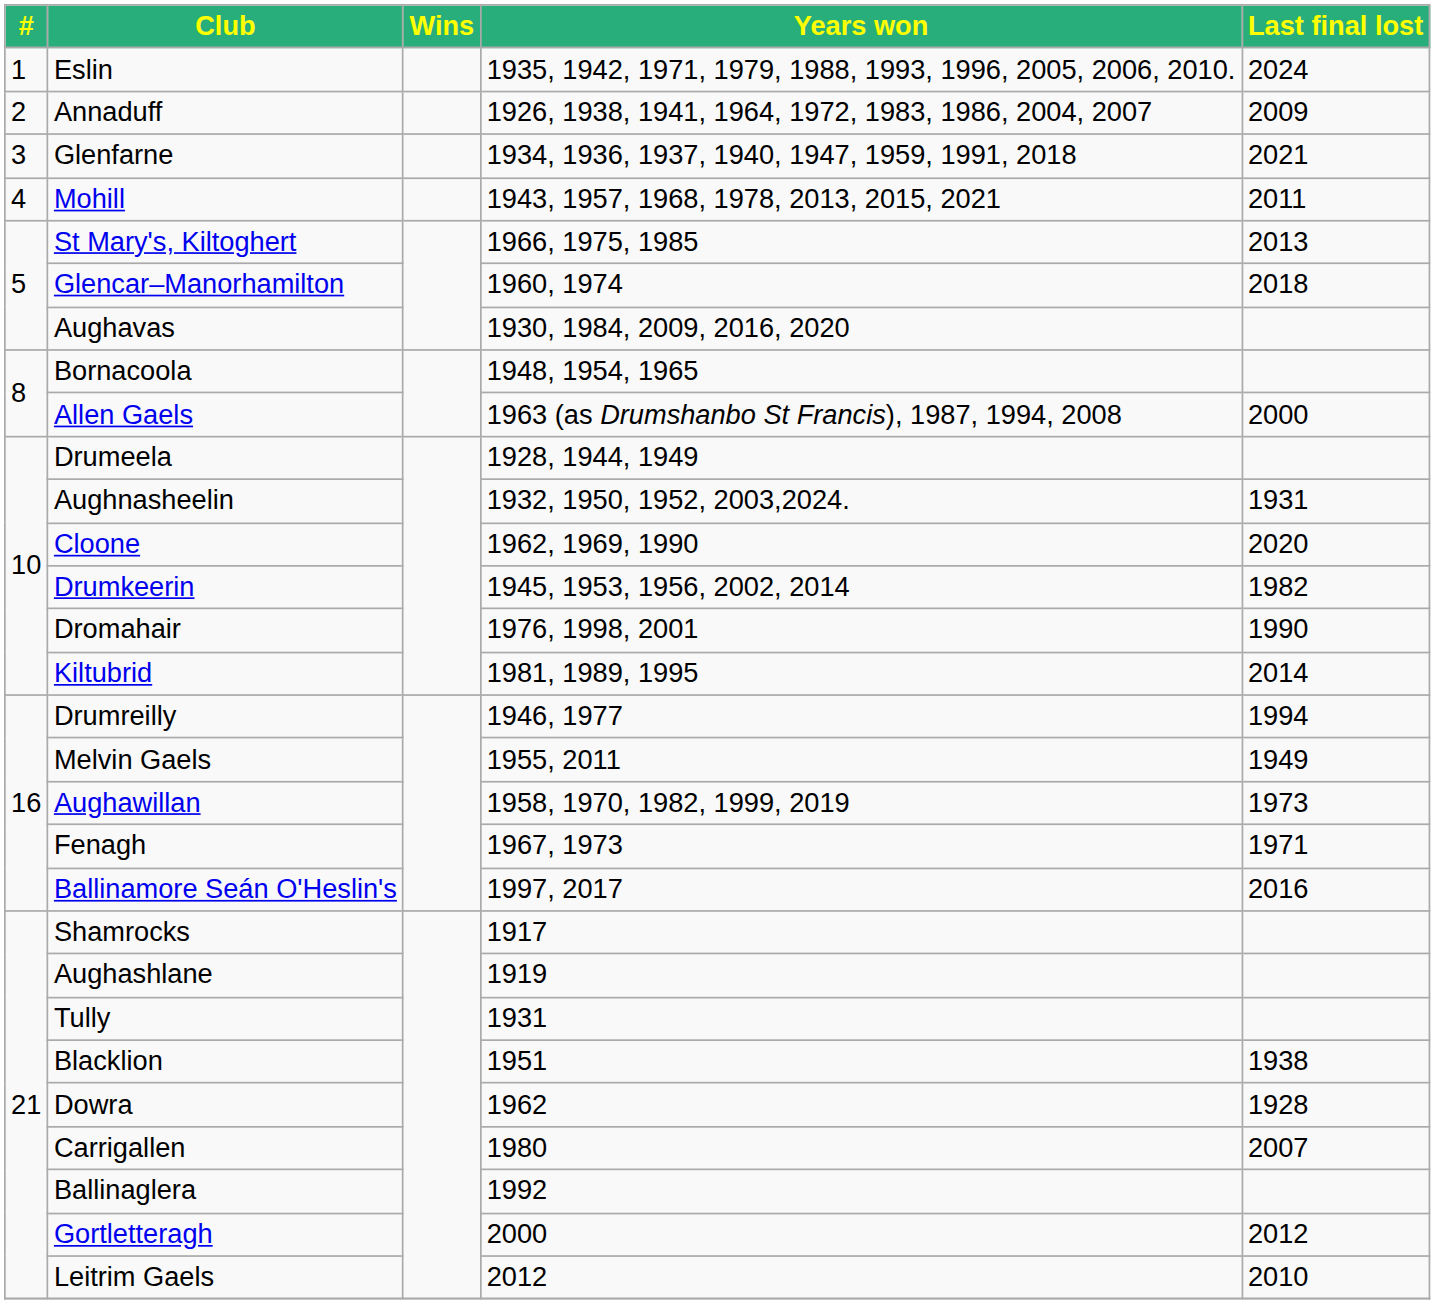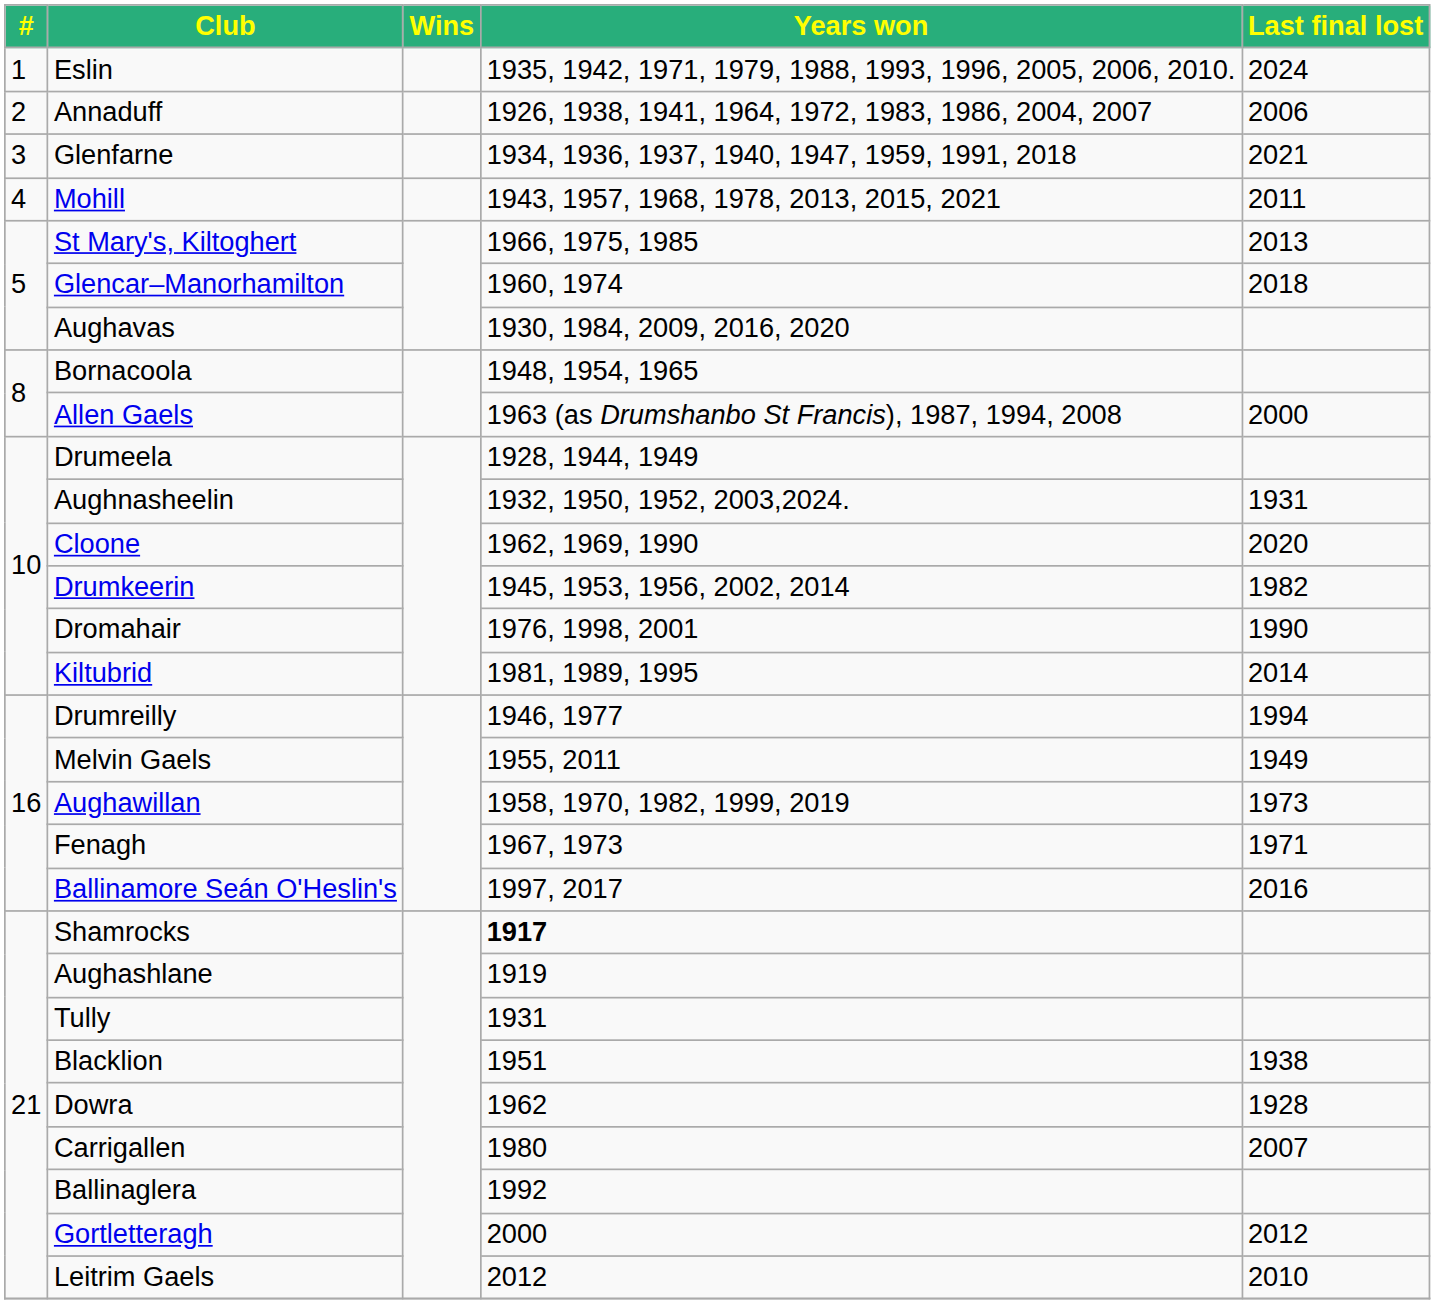(1278, 112) 2009 -> (1278, 112) 2006
(517, 931) normal -> (517, 931) bold
